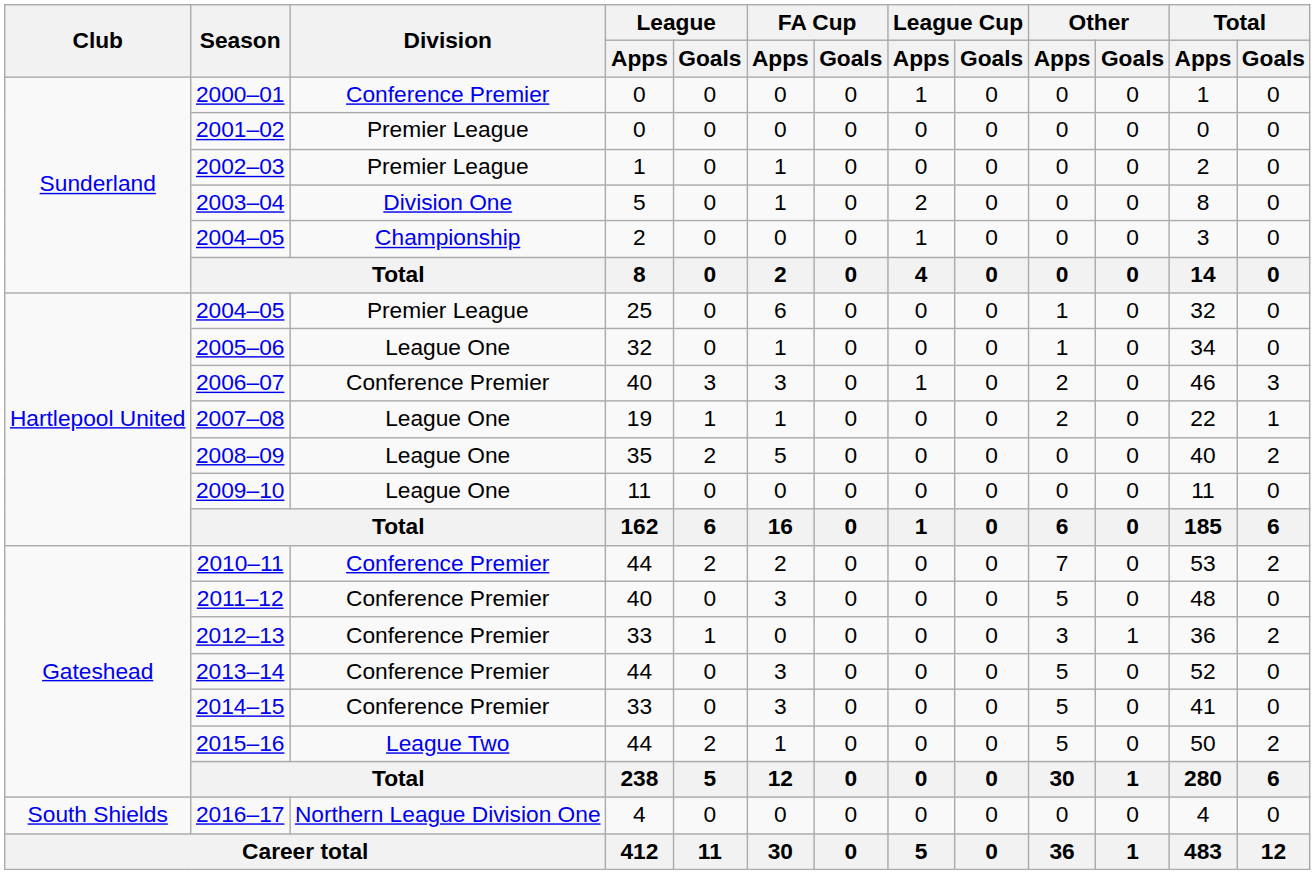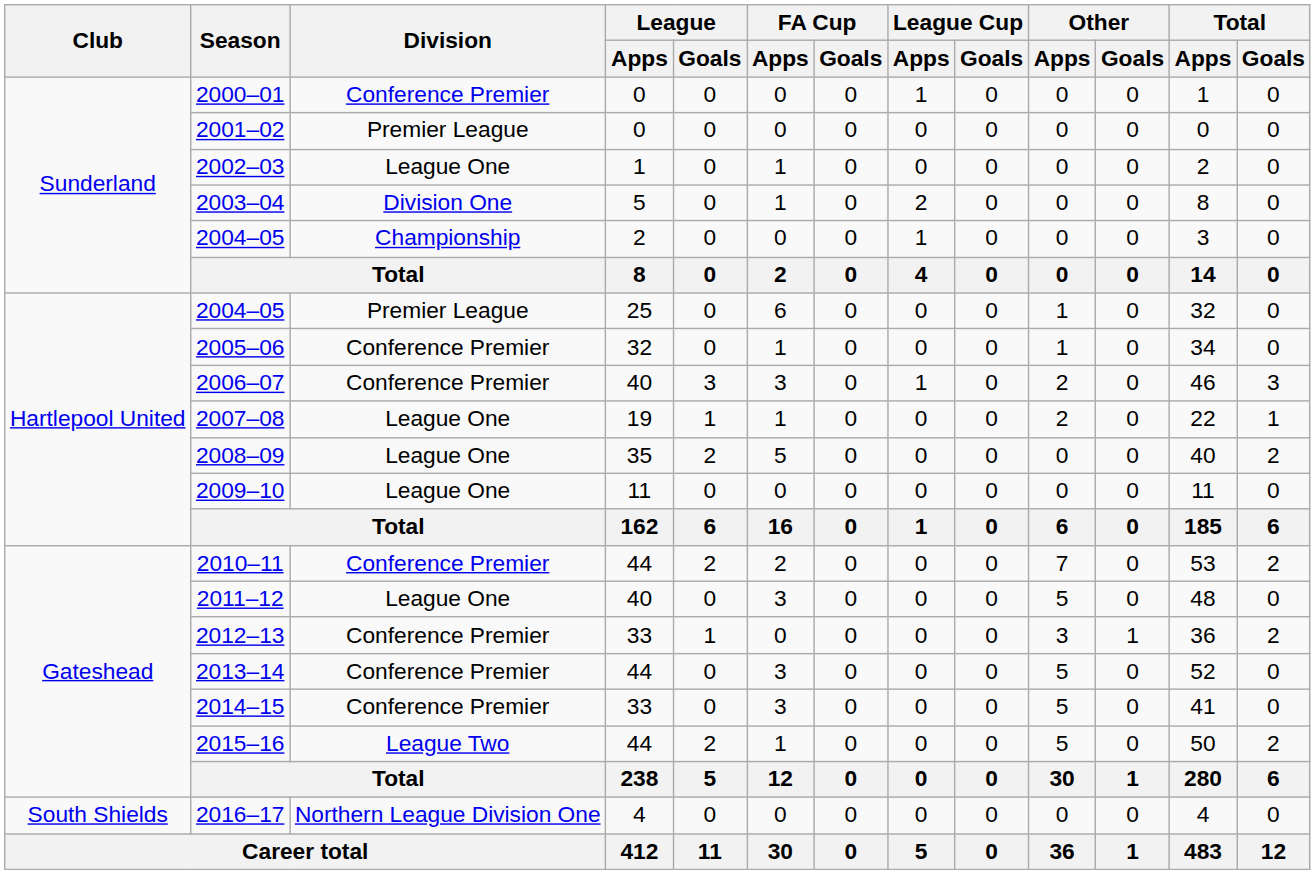(448, 166) Premier League -> (448, 166) League One
(448, 346) League One -> (448, 346) Conference Premier
(448, 599) Conference Premier -> (448, 599) League One
